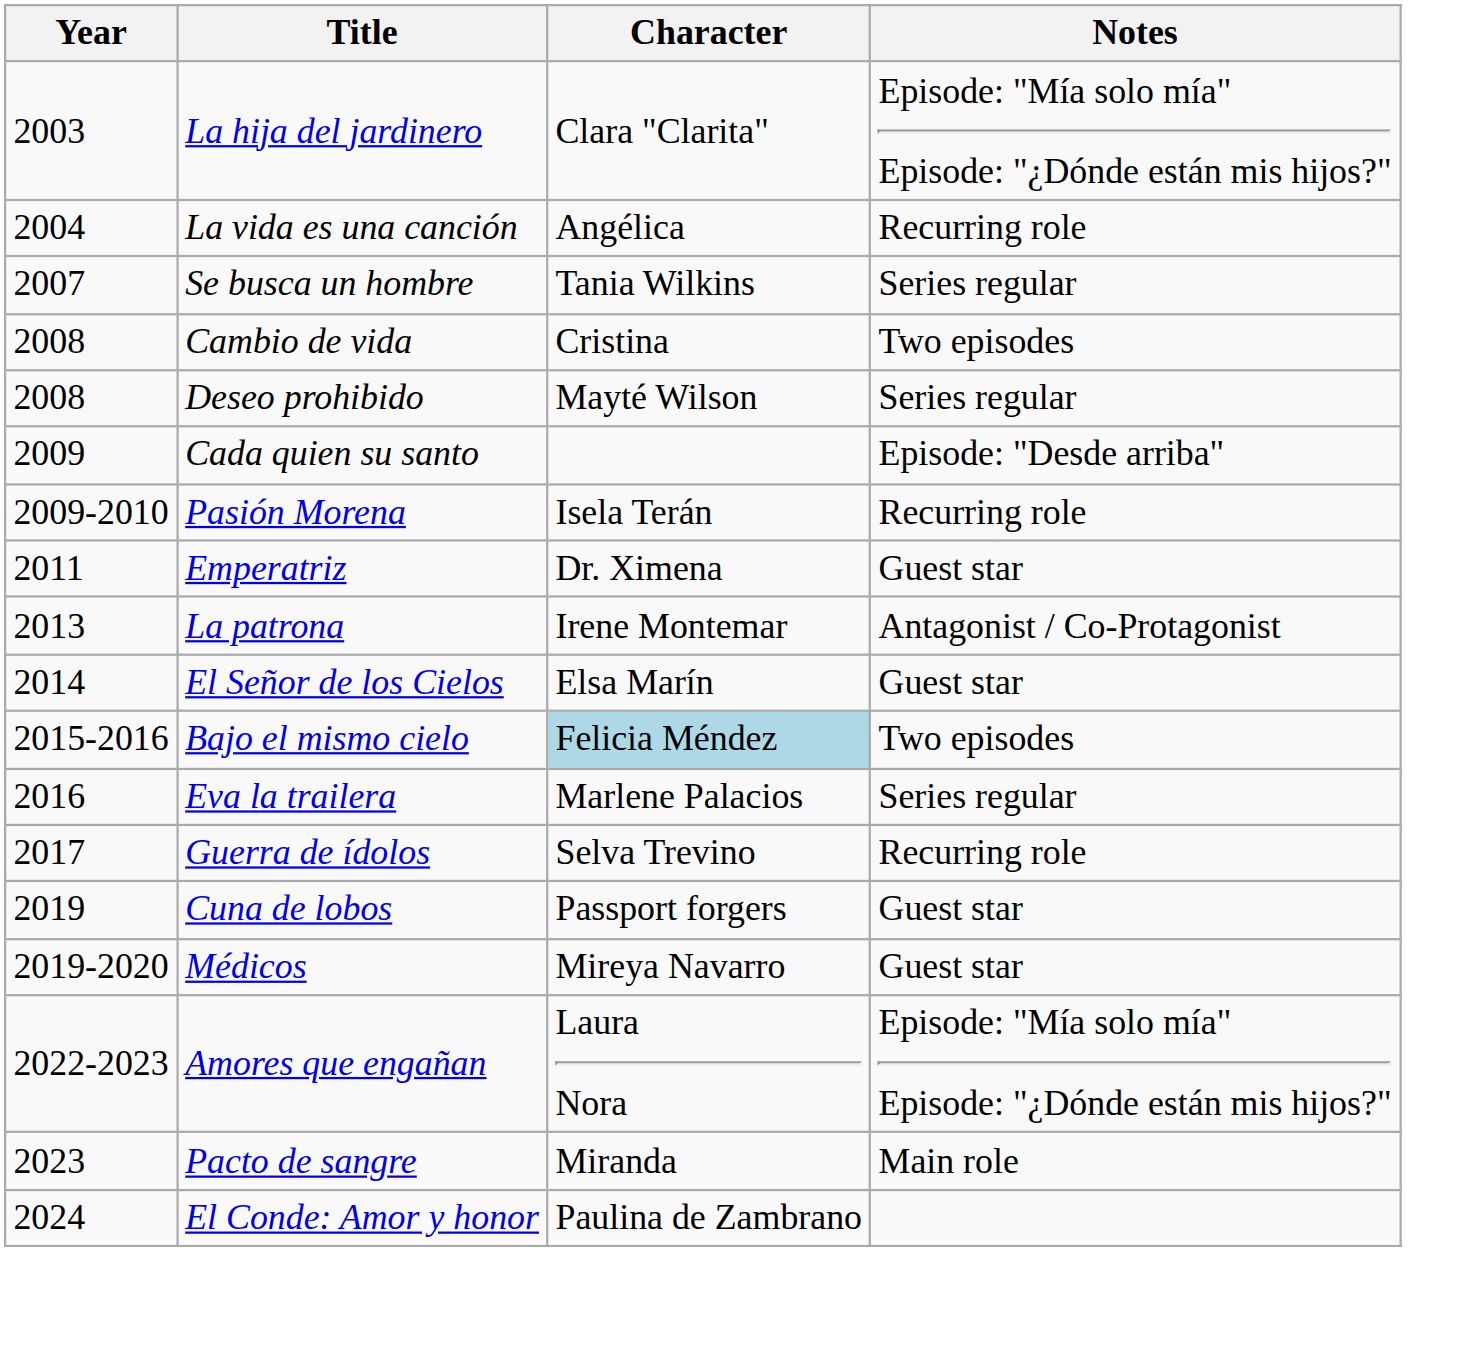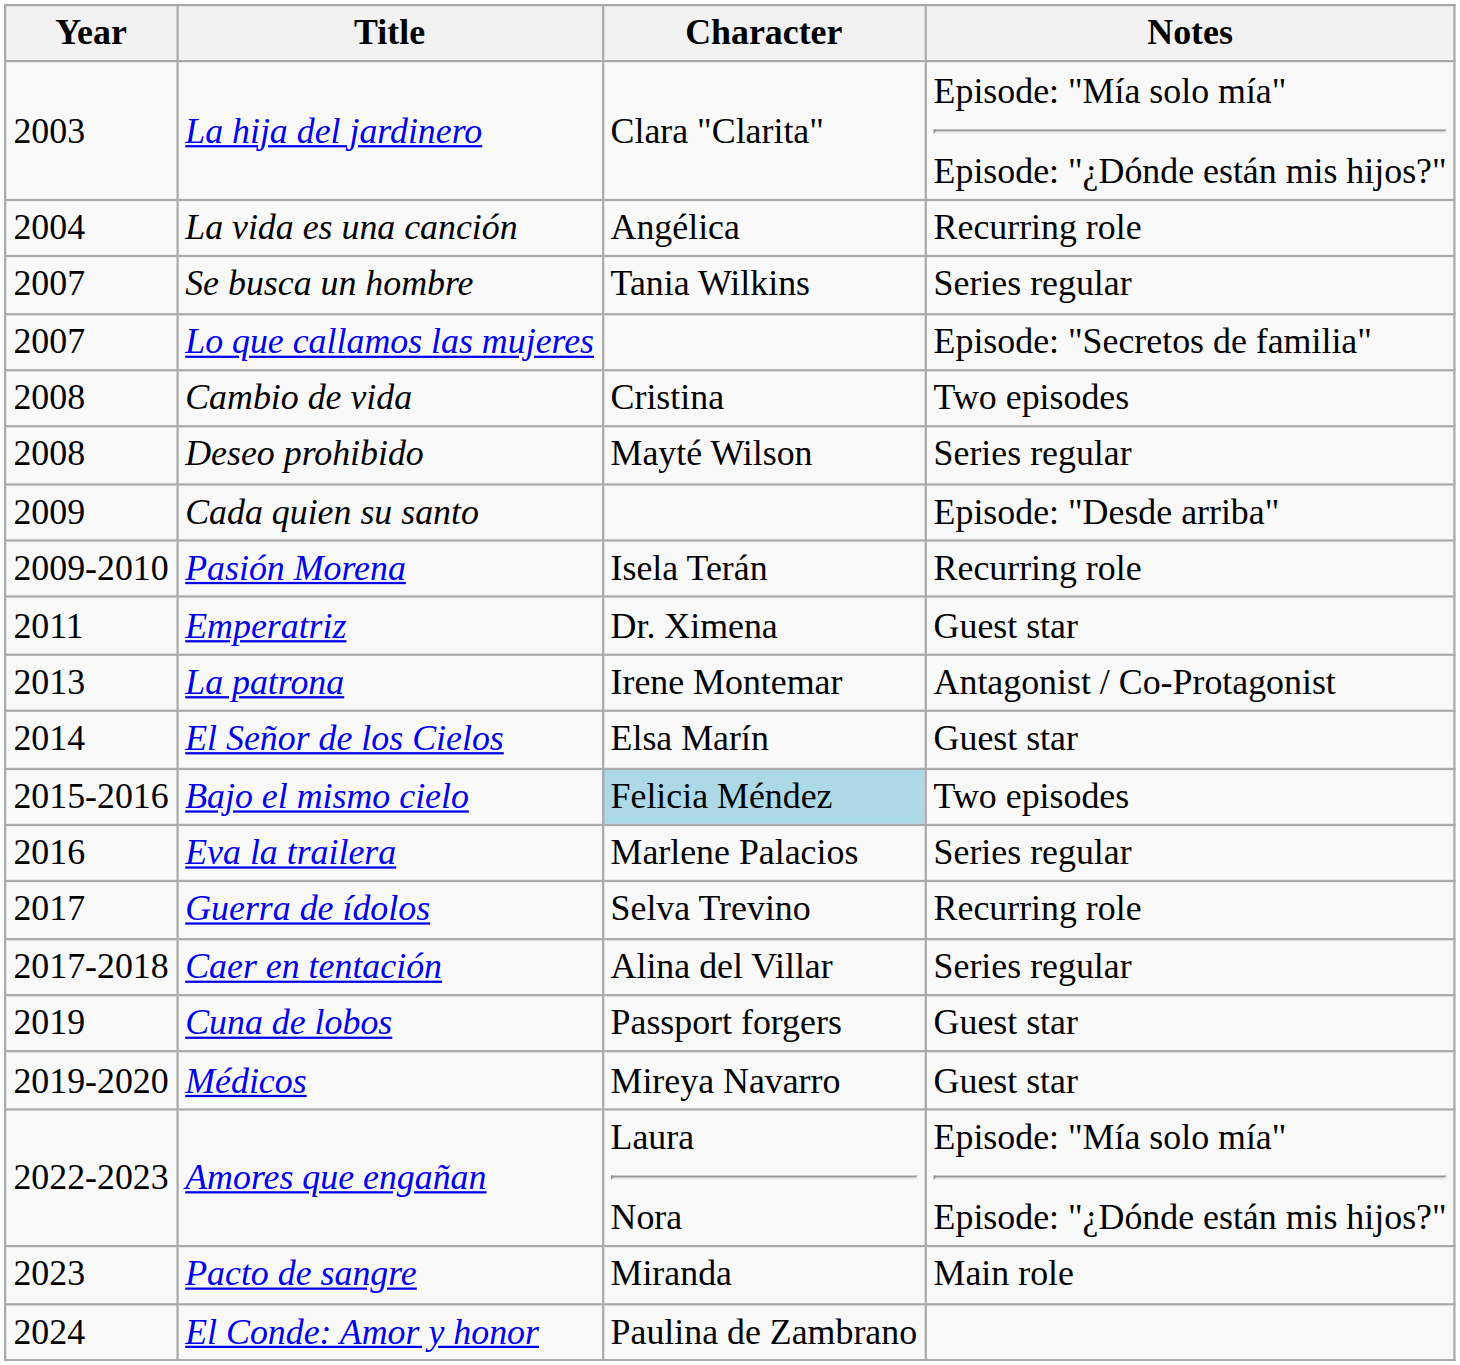+ row: (390, 340)
+ row: (314, 966)
